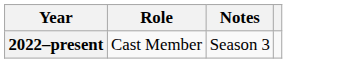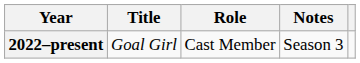+ column: (144, 17)
